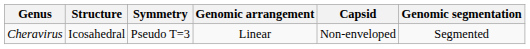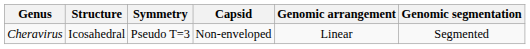columns swapped: (358, 14) <-> (255, 14)
